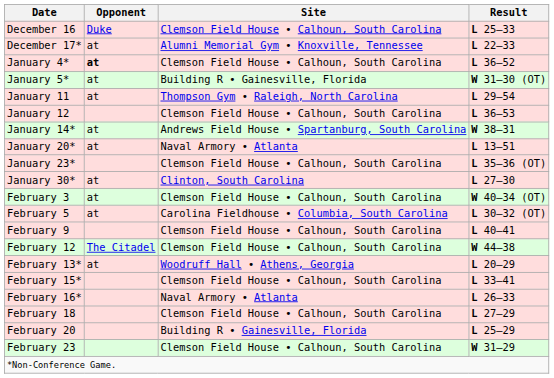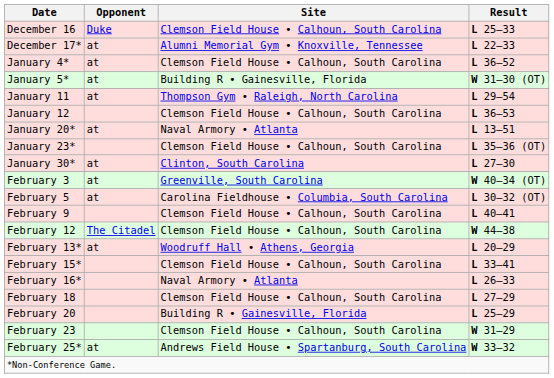(93, 63) bold -> (93, 63) normal
- row: (41, 130)
(301, 197) Clemson Field House • Calhoun, South Carolina -> (242, 181) Greenville, South Carolina
+ row: (44, 348)
